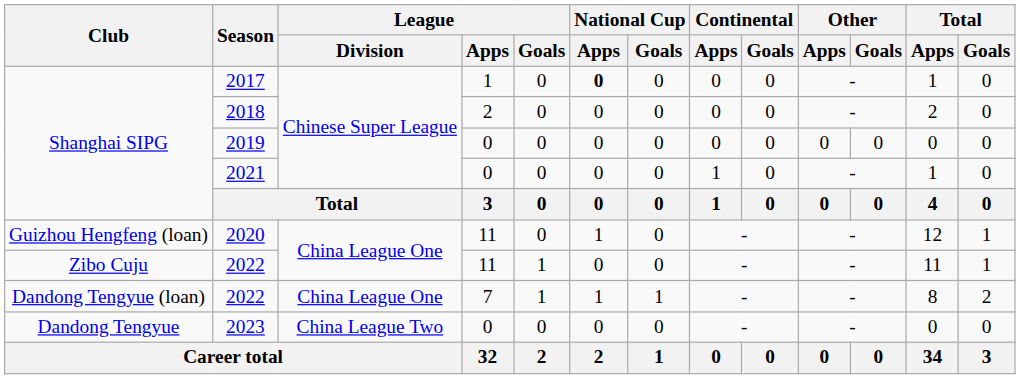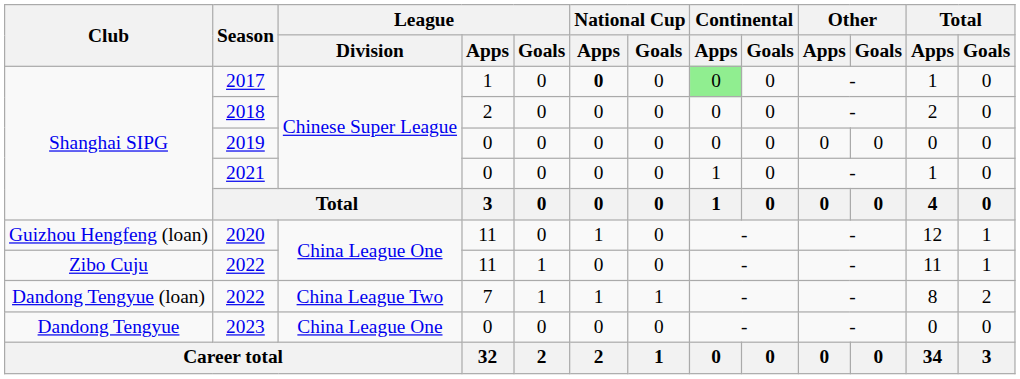(716, 81) no background -> (716, 81) lightgreen background
(370, 296) China League One -> (370, 296) China League Two
(370, 326) China League Two -> (370, 326) China League One
